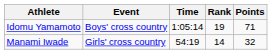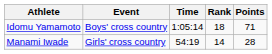(219, 27) 19 -> (219, 27) 18
(250, 42) 32 -> (250, 42) 28
